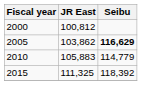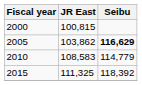(78, 27) 100,812 -> (78, 27) 100,815
(78, 57) 105,883 -> (78, 57) 108,583
